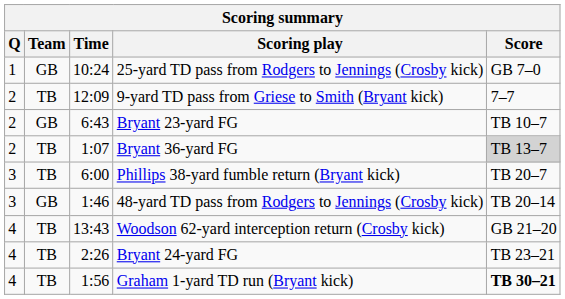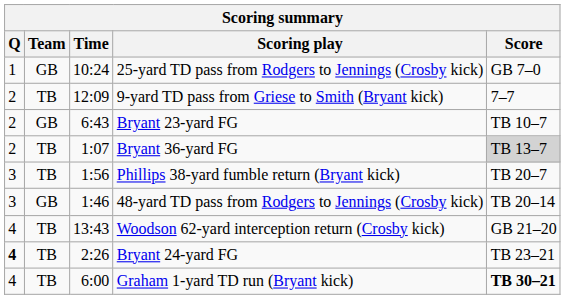(95, 175) 6:00 -> (95, 175) 1:56
(12, 254) normal -> (12, 254) bold
(95, 281) 1:56 -> (95, 281) 6:00
